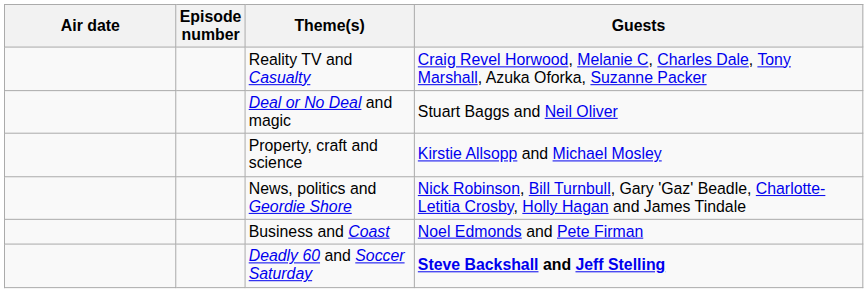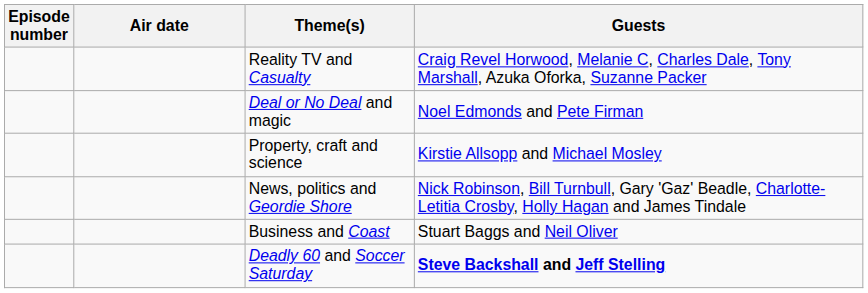columns swapped: (211, 25) <-> (90, 25)
(518, 111) Stuart Baggs and Neil Oliver -> (531, 111) Noel Edmonds and Pete Firman
(531, 231) Noel Edmonds and Pete Firman -> (518, 231) Stuart Baggs and Neil Oliver
